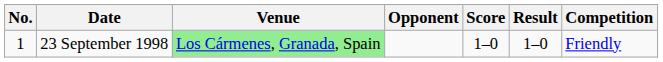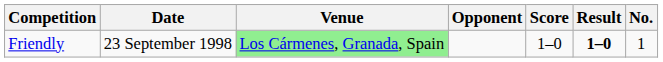columns swapped: (20, 17) <-> (609, 17)
(535, 43) normal -> (599, 43) bold
